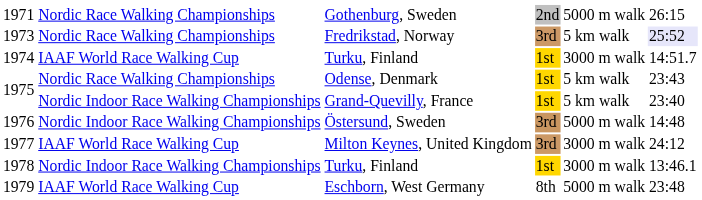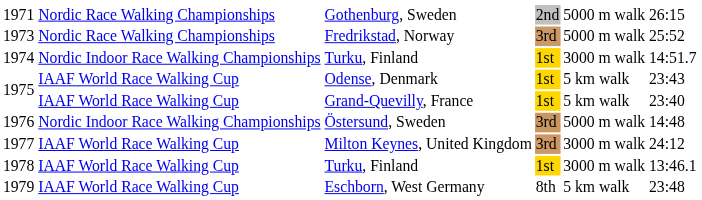(596, 36) 5 km walk -> (604, 36) 5000 m walk
(667, 36) lavender background -> (667, 36) no background
(139, 57) IAAF World Race Walking Cup -> (179, 57) Nordic Indoor Race Walking Championships
(157, 79) Nordic Race Walking Championships -> (139, 79) IAAF World Race Walking Cup
(179, 101) Nordic Indoor Race Walking Championships -> (139, 101) IAAF World Race Walking Cup
(179, 165) Nordic Indoor Race Walking Championships -> (139, 165) IAAF World Race Walking Cup
(604, 187) 5000 m walk -> (596, 187) 5 km walk
